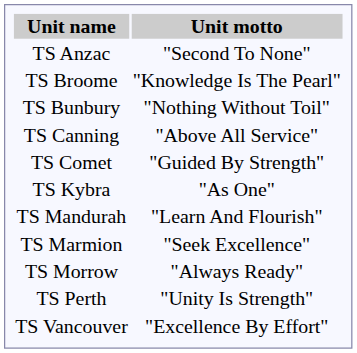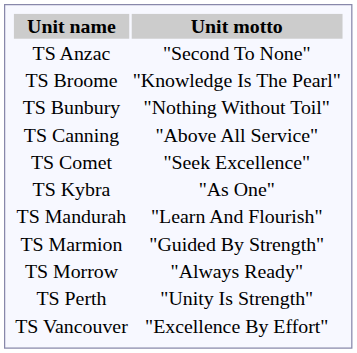(237, 162) "Guided By Strength" -> (237, 162) "Seek Excellence"
(237, 244) "Seek Excellence" -> (237, 244) "Guided By Strength"
